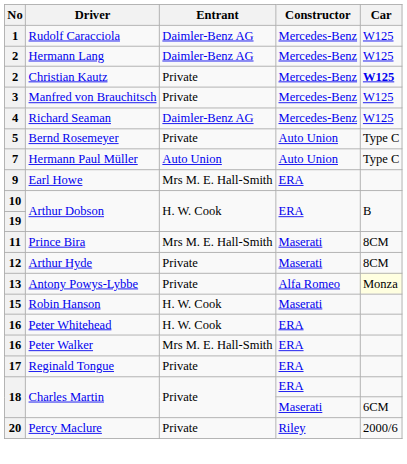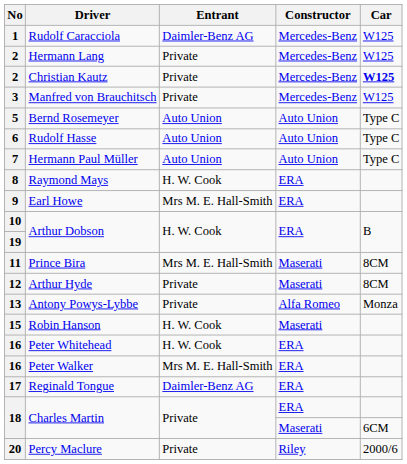(208, 56) Daimler-Benz AG -> (180, 56) Private
- row: (70, 118)
(180, 139) Private -> (192, 118) Auto Union
+ row: (62, 139)
+ row: (68, 180)
(380, 283) lightyellow background -> (380, 304) no background
(180, 366) Private -> (208, 387) Daimler-Benz AG
